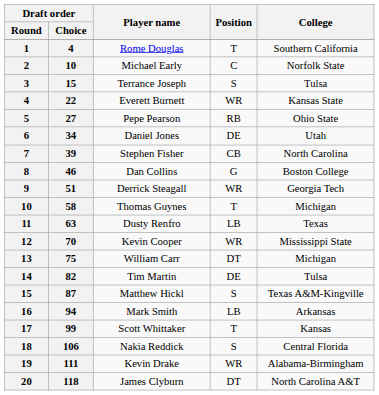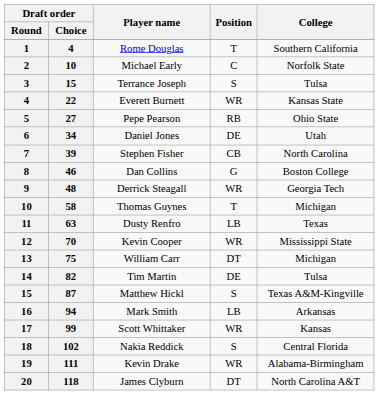(71, 188) 51 -> (71, 188) 48
(234, 329) T -> (234, 329) WR
(71, 346) 106 -> (71, 346) 102
